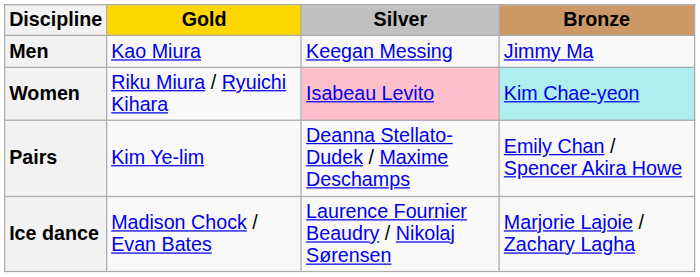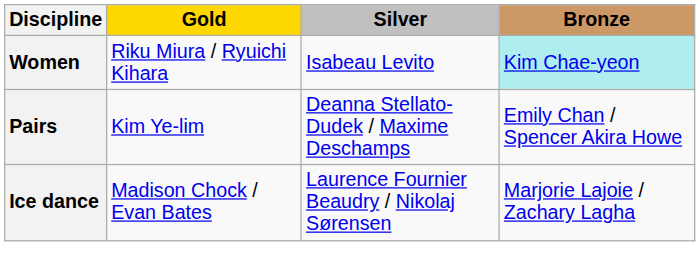- row: (29, 51)
(370, 93) pink background -> (370, 62) no background
